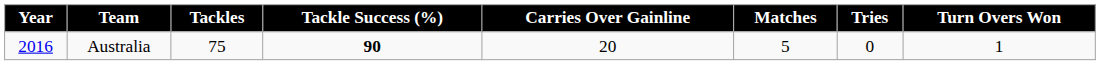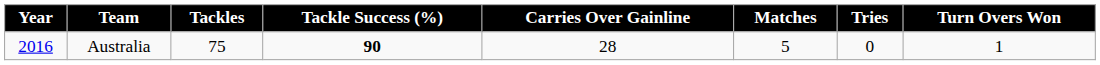(608, 45) 20 -> (608, 45) 28
